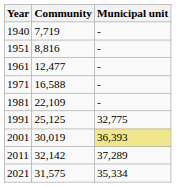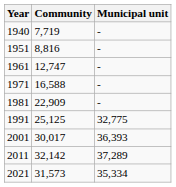(50, 66) 12,477 -> (50, 66) 12,747
(50, 102) 22,109 -> (50, 102) 22,909
(50, 137) 30,019 -> (50, 137) 30,017
(112, 137) khaki background -> (112, 137) no background
(50, 173) 31,575 -> (50, 173) 31,573
